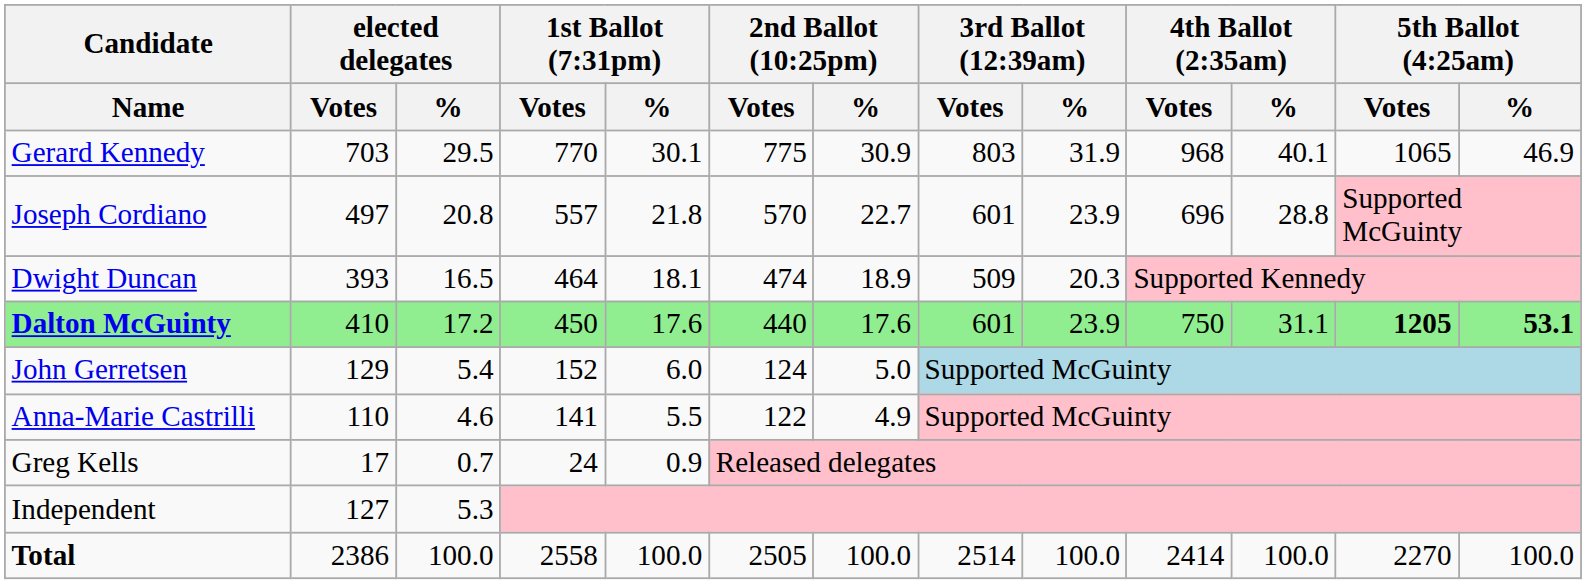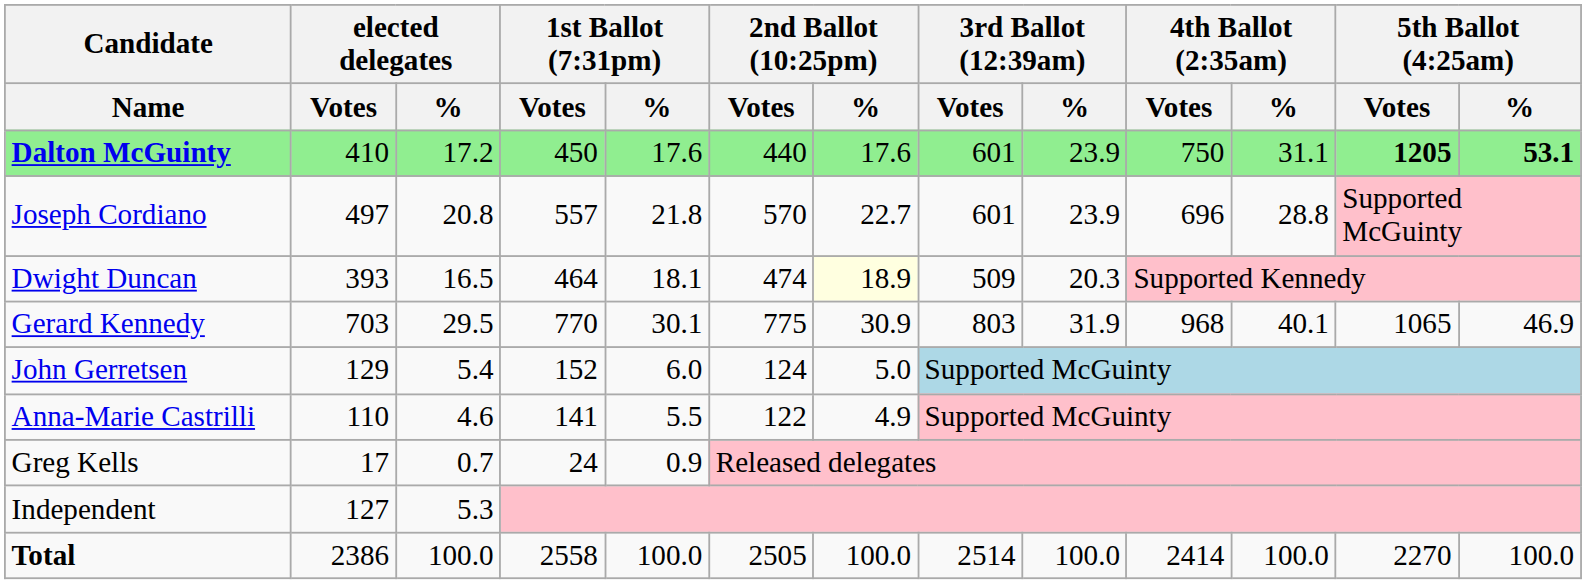rows swapped: (108, 152) <-> (121, 324)
(886, 277) no background -> (886, 277) lightyellow background
